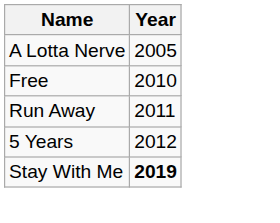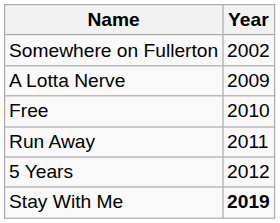+ row: (114, 50)
(156, 50) 2005 -> (248, 80) 2009
